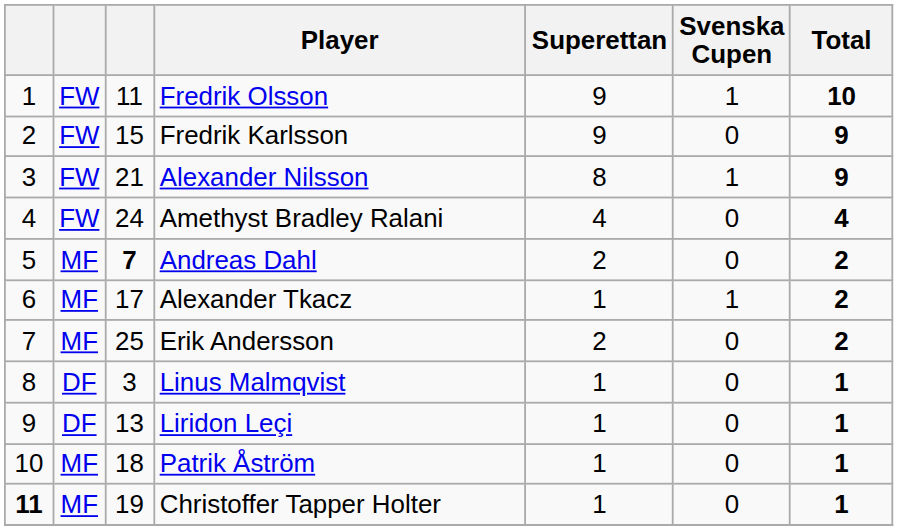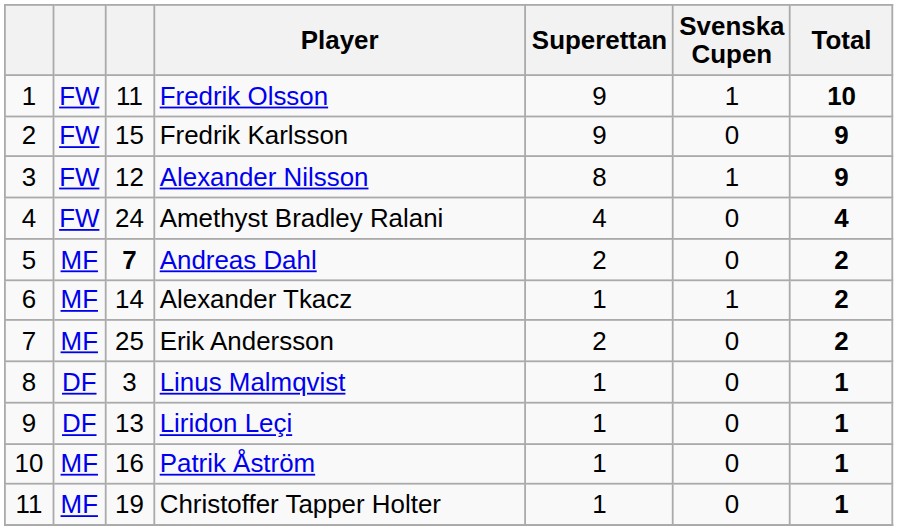(130, 177) 21 -> (130, 177) 12
(130, 300) 17 -> (130, 300) 14
(130, 464) 18 -> (130, 464) 16
(29, 505) bold -> (29, 505) normal
